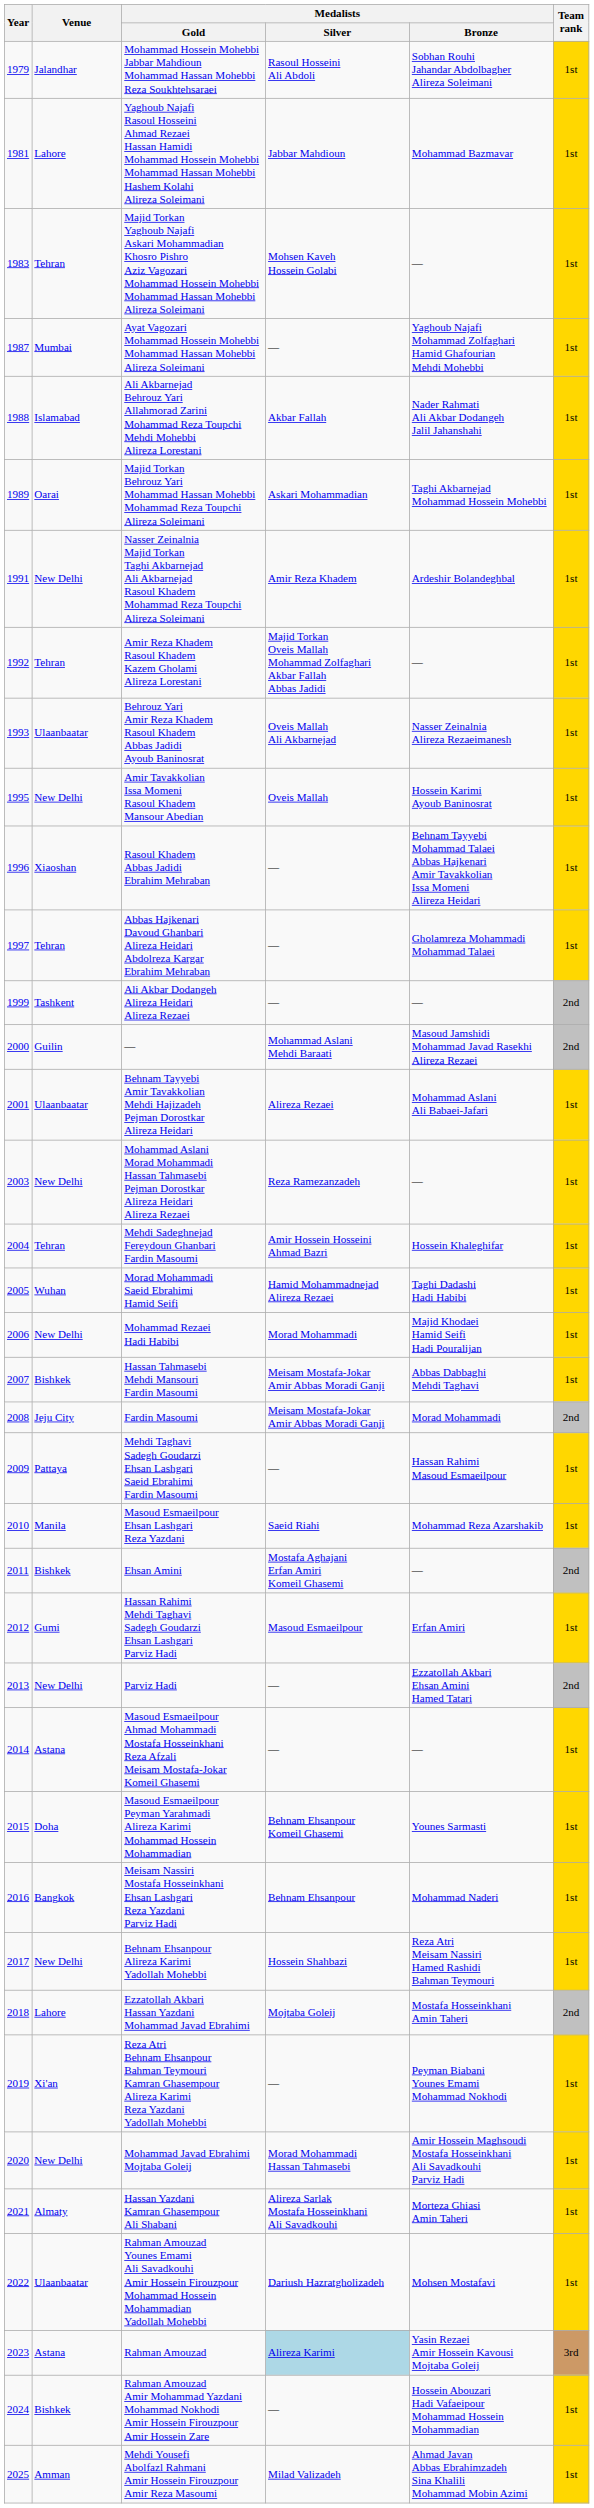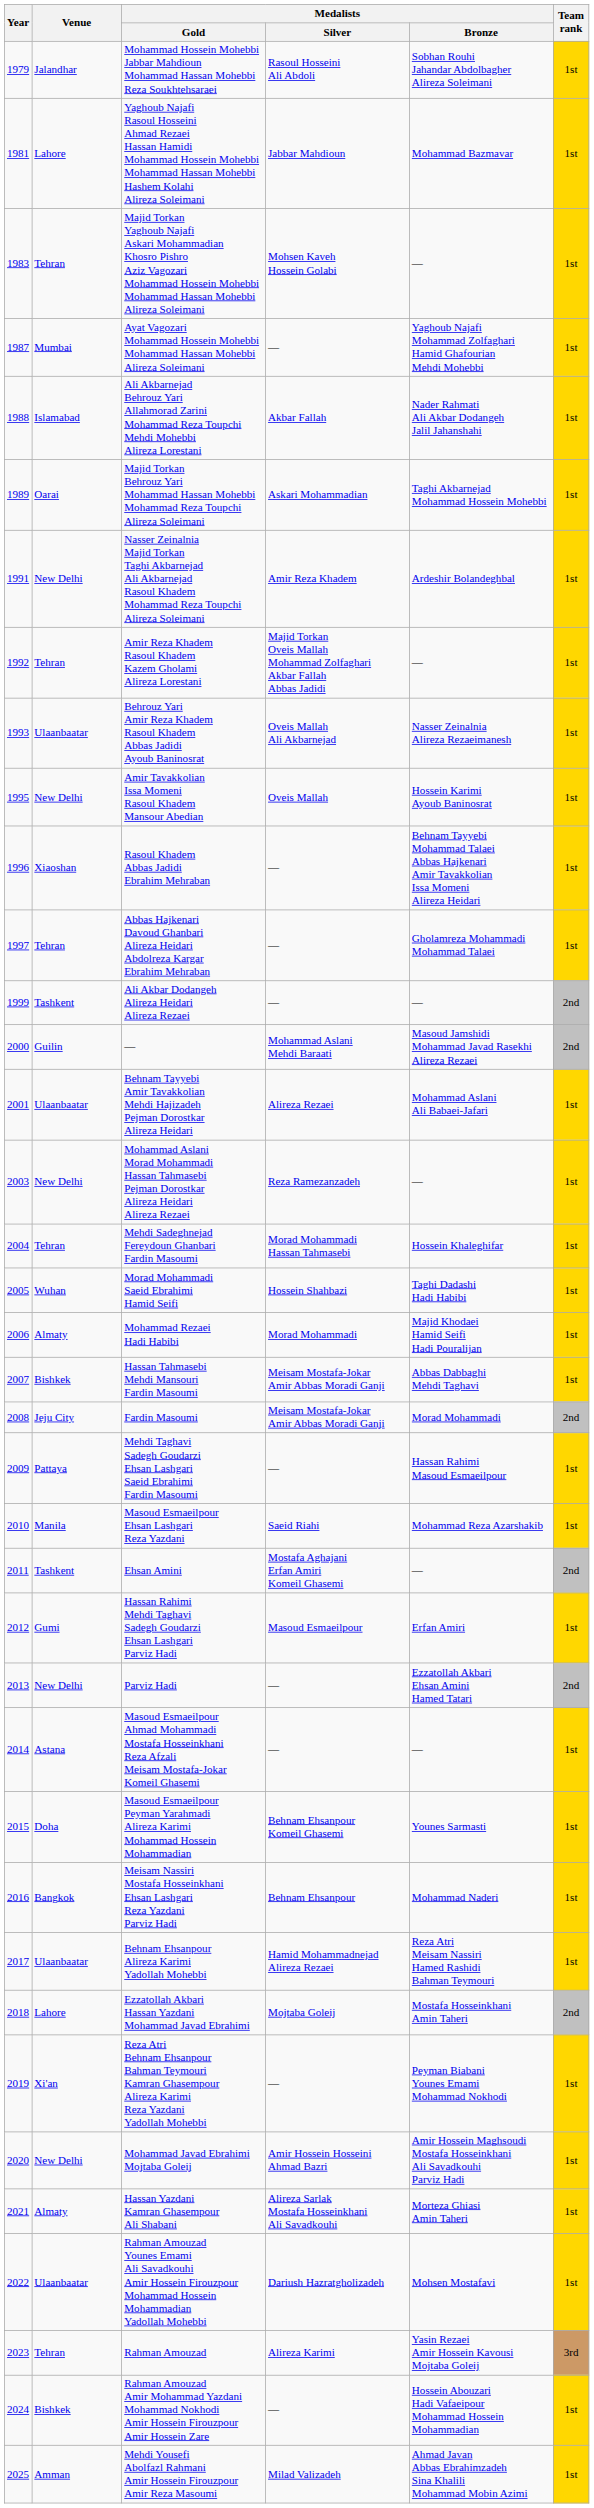(320, 1246) Amir Hossein Hosseini Ahmad Bazri -> (313, 1246) Morad Mohammadi Hassan Tahmasebi
(323, 1290) Hamid Mohammadnejad Alireza Rezaei -> (308, 1290) Hossein Shahbazi
(59, 1335) New Delhi -> (51, 1335) Almaty
(53, 1570) Bishkek -> (54, 1570) Tashkent
(59, 1961) New Delhi -> (61, 1961) Ulaanbaatar
(308, 1961) Hossein Shahbazi -> (323, 1961) Hamid Mohammadnejad Alireza Rezaei
(313, 2160) Morad Mohammadi Hassan Tahmasebi -> (320, 2160) Amir Hossein Hosseini Ahmad Bazri
(50, 2353) Astana -> (50, 2353) Tehran
(301, 2353) lightblue background -> (301, 2353) no background
